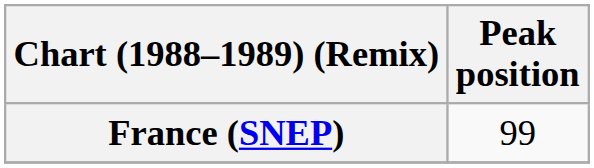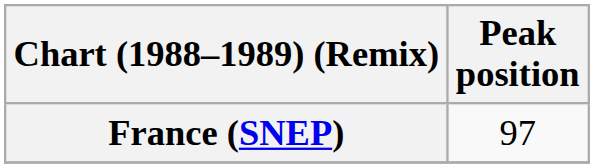(518, 132) 99 -> (518, 132) 97
